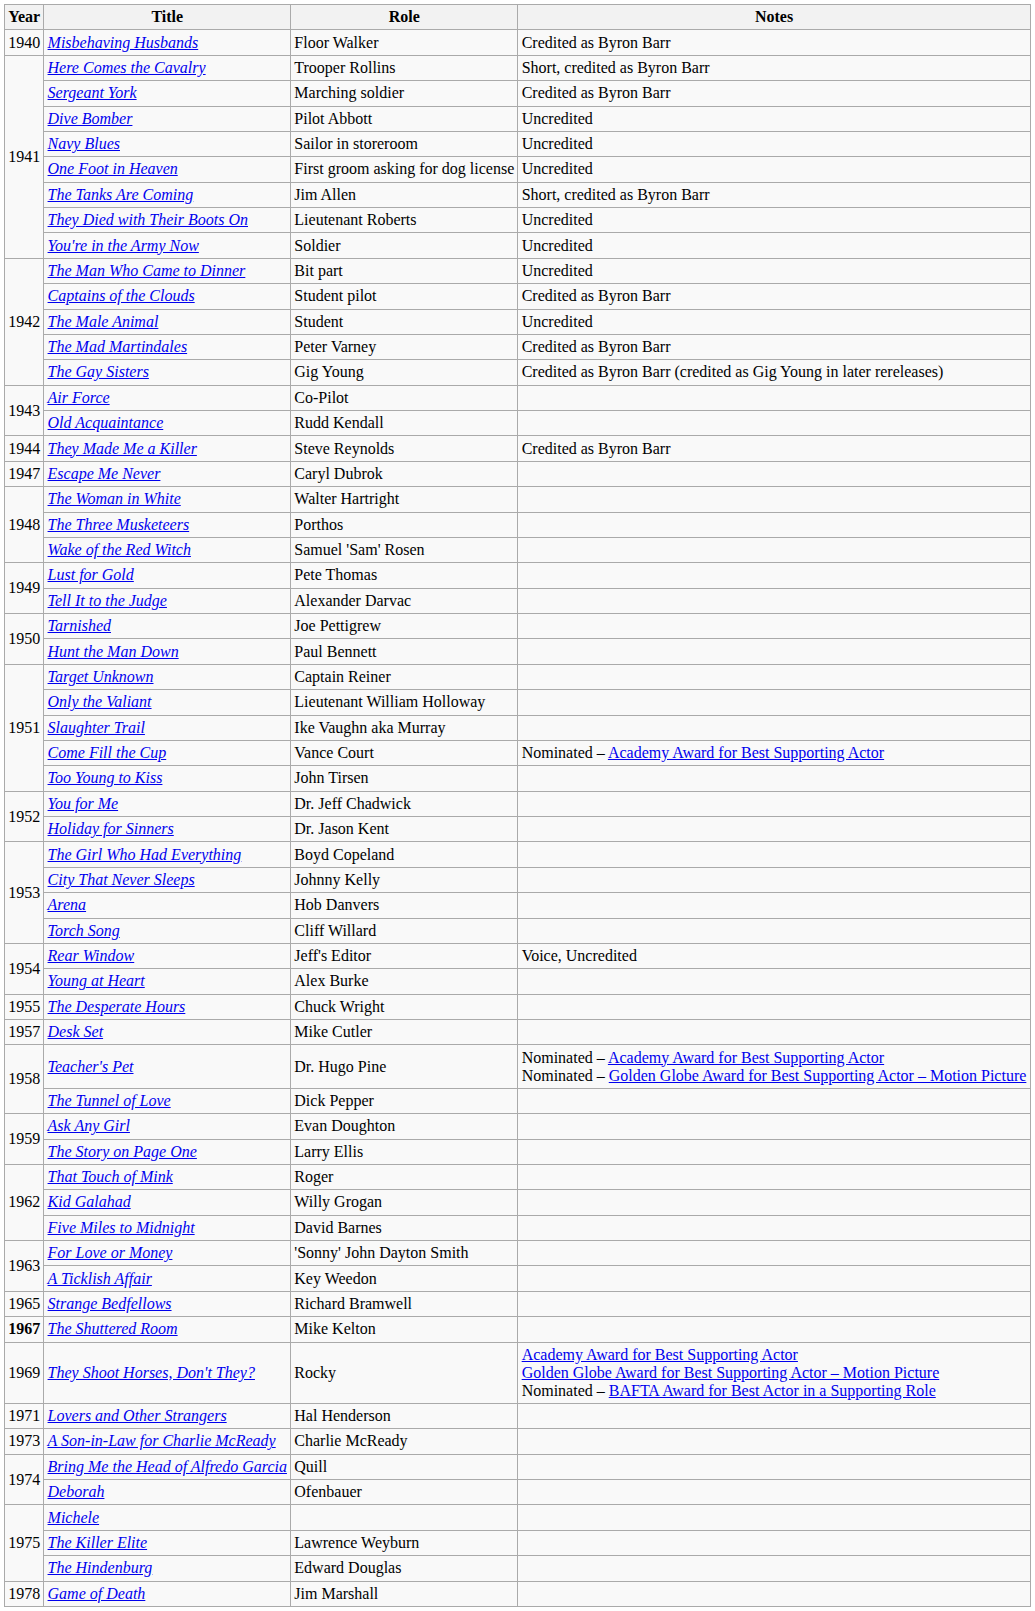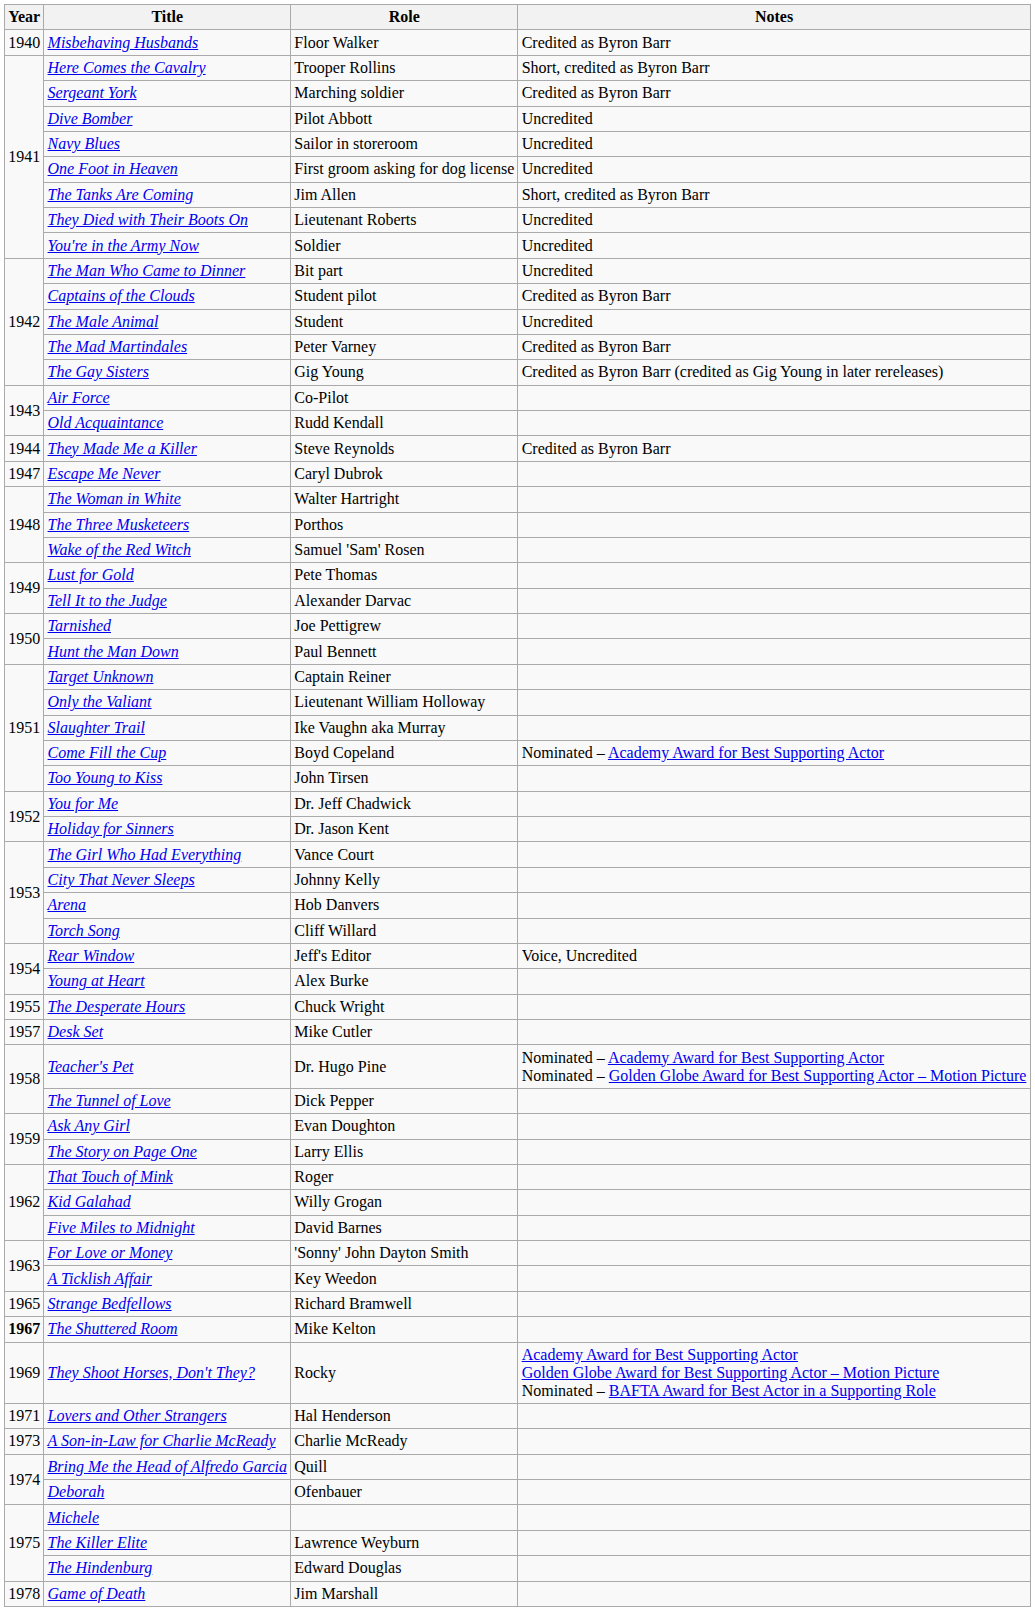(334, 753) Vance Court -> (344, 753) Boyd Copeland
(344, 854) Boyd Copeland -> (334, 854) Vance Court
